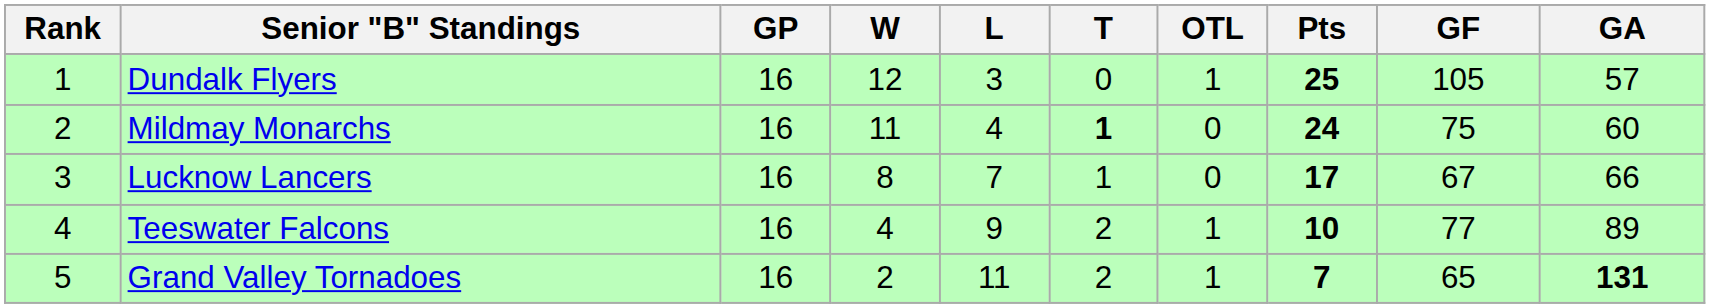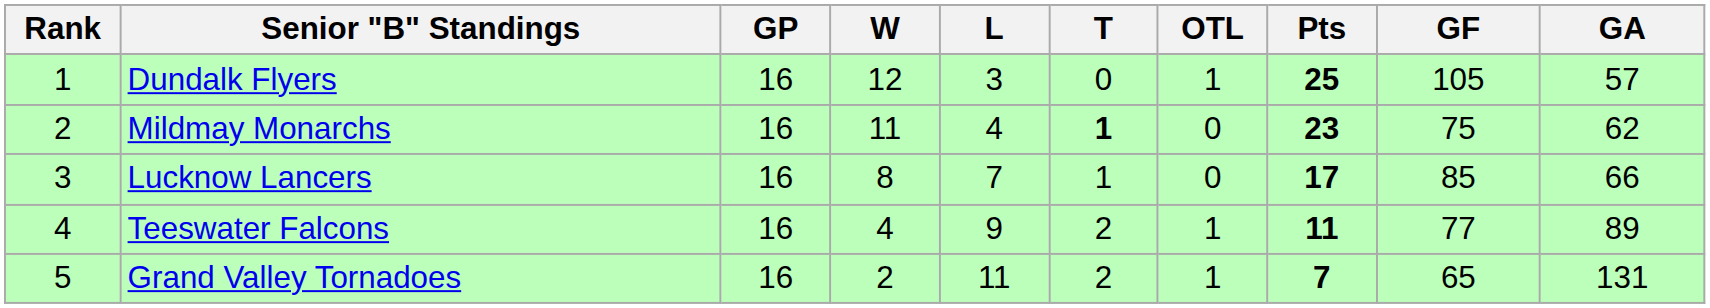(1322, 128) 24 -> (1322, 128) 23
(1622, 128) 60 -> (1622, 128) 62
(1458, 178) 67 -> (1458, 178) 85
(1322, 228) 10 -> (1322, 228) 11
(1622, 278) bold -> (1622, 278) normal
